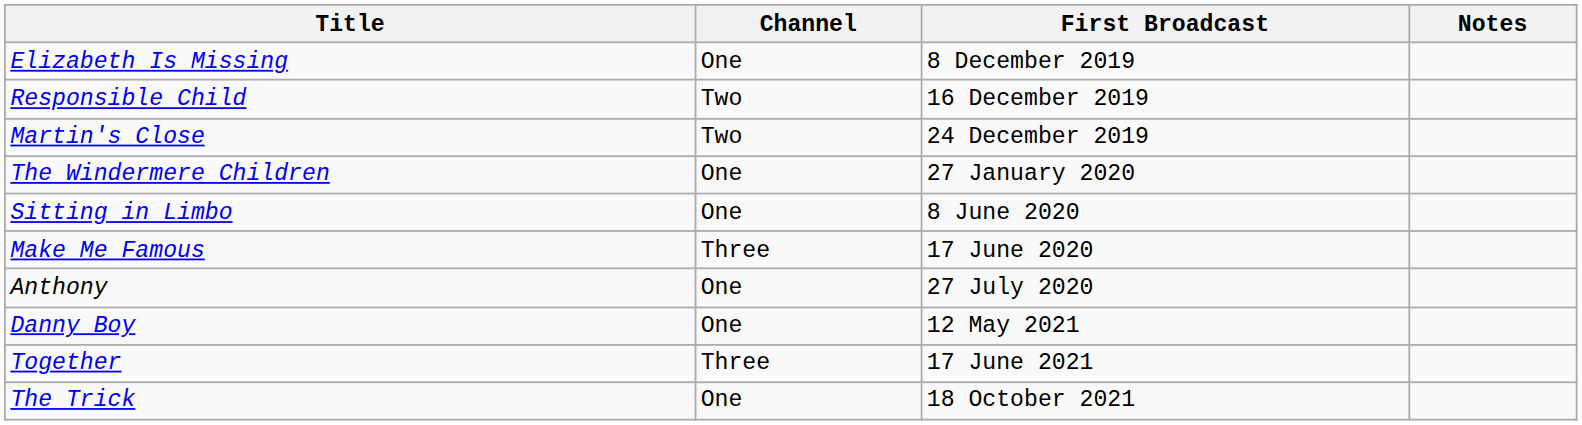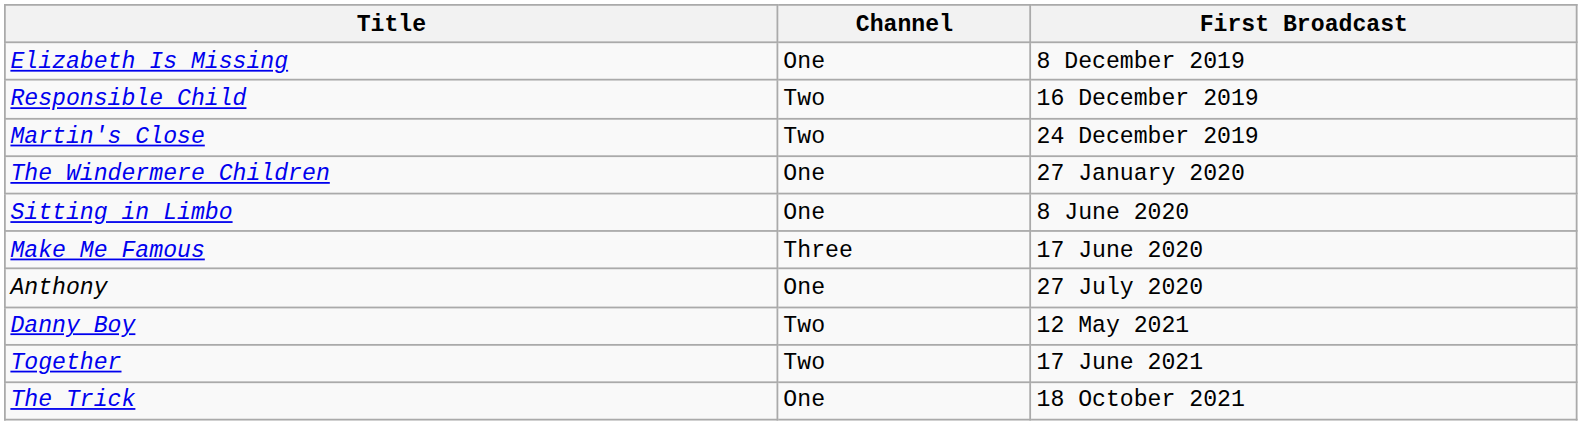- column: (1493, 24)
(722, 325) One -> (804, 325) Two
(735, 363) Three -> (804, 363) Two
